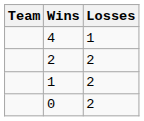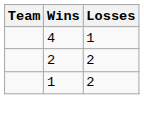- row: (51, 105)
